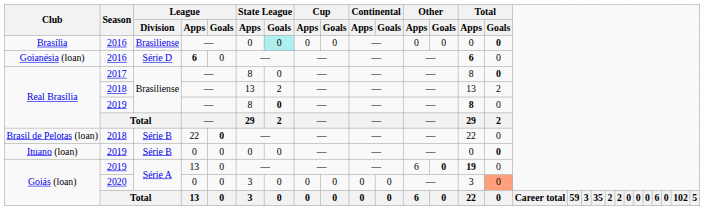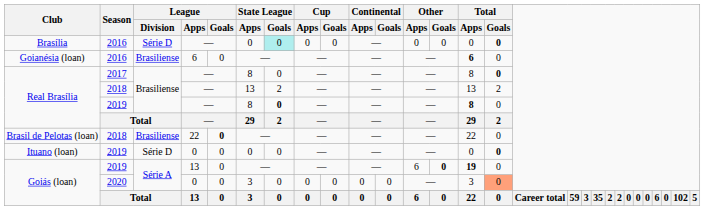(157, 43) Brasiliense -> (157, 43) Série D
(157, 58) Série D -> (157, 58) Brasiliense
(194, 58) bold -> (194, 58) normal
(157, 136) Série B -> (157, 136) Brasiliense
(157, 151) Série B -> (157, 151) Série D
